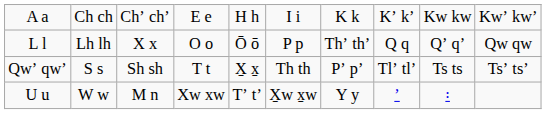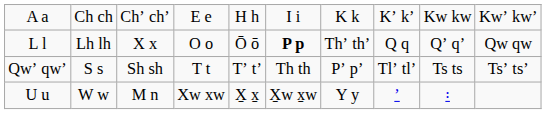(293, 43) normal -> (293, 43) bold
(247, 69) X̱ x̱ -> (247, 69) Tʼ tʼ
(247, 95) Tʼ tʼ -> (247, 95) X̱ x̱
